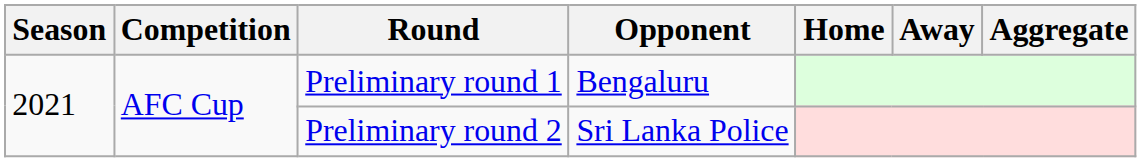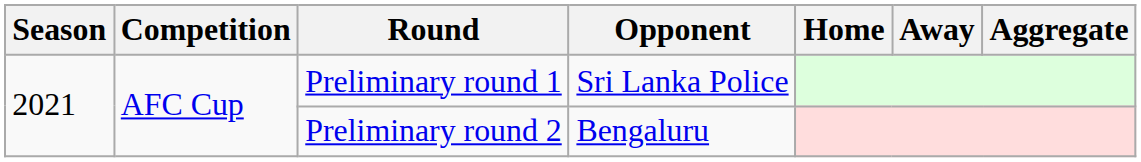(643, 80) Bengaluru -> (683, 80) Sri Lanka Police
(683, 130) Sri Lanka Police -> (643, 130) Bengaluru
